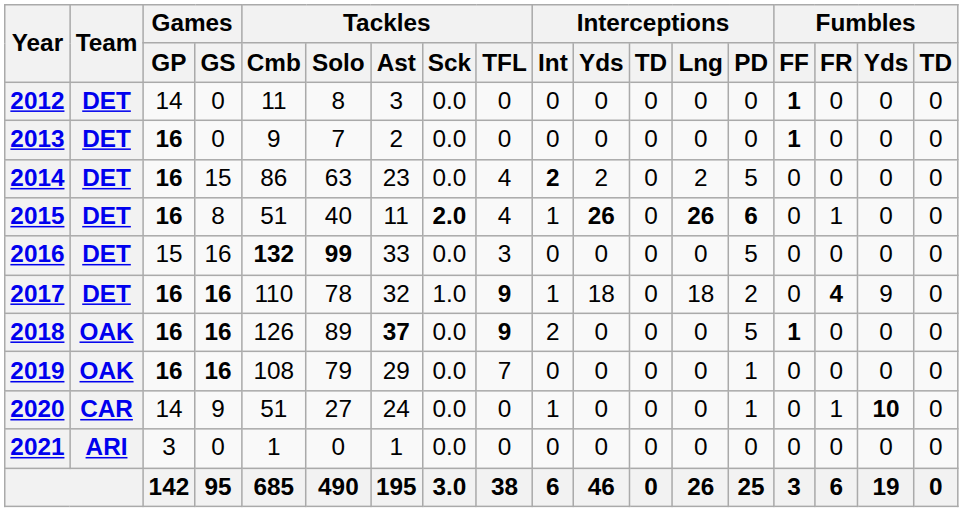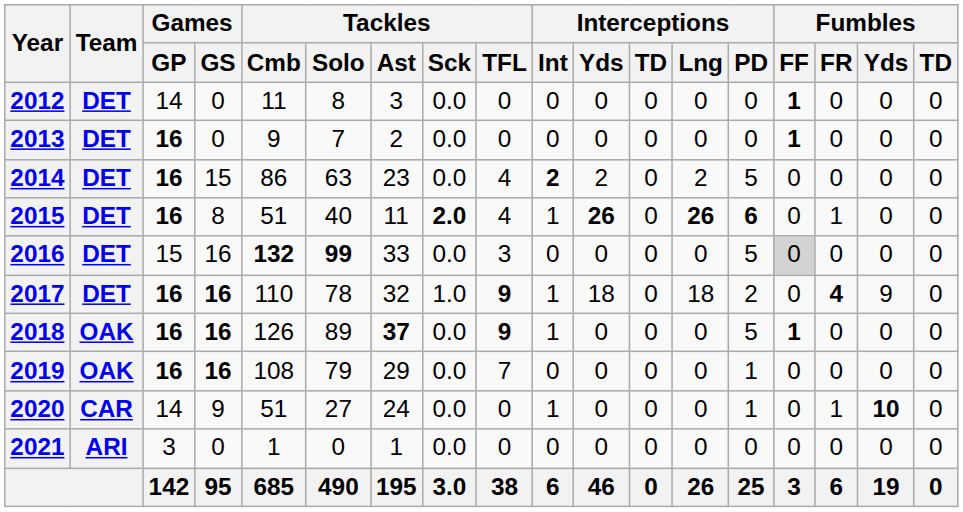(794, 255) no background -> (794, 255) lightgrey background
(553, 332) 2 -> (553, 332) 1
